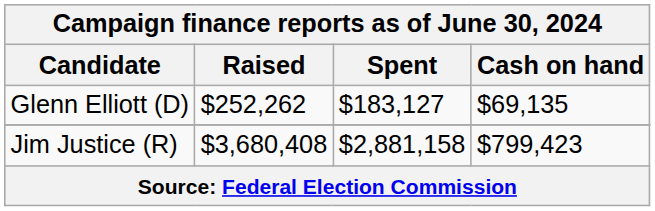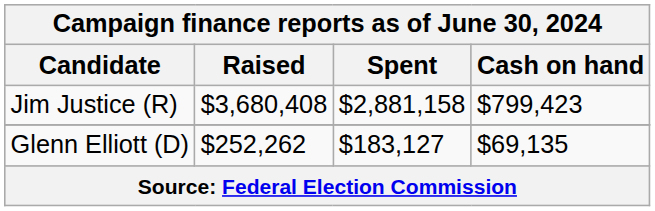rows swapped: (100, 104) <-> (94, 144)
